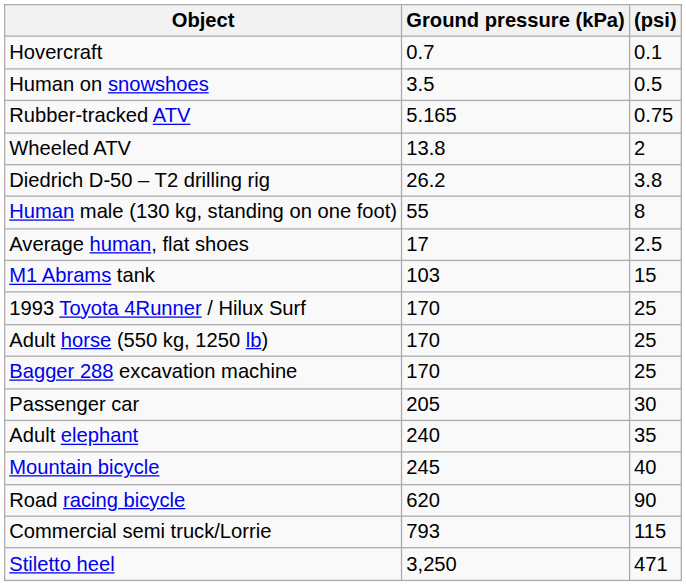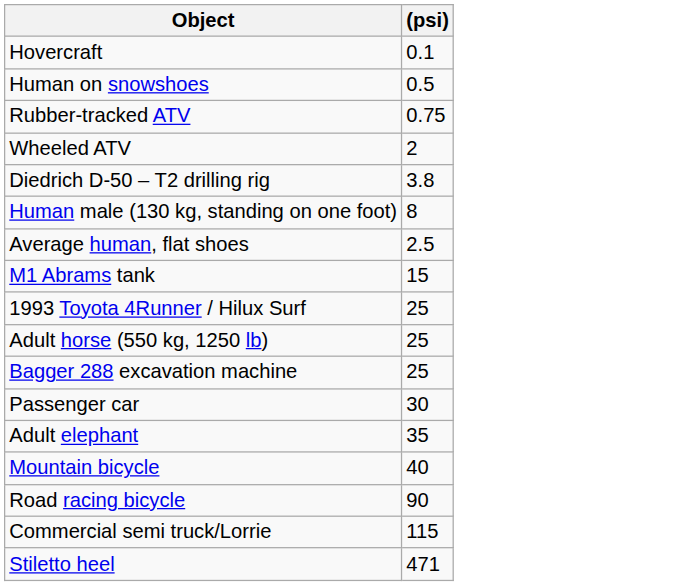- column: (516, 20)
